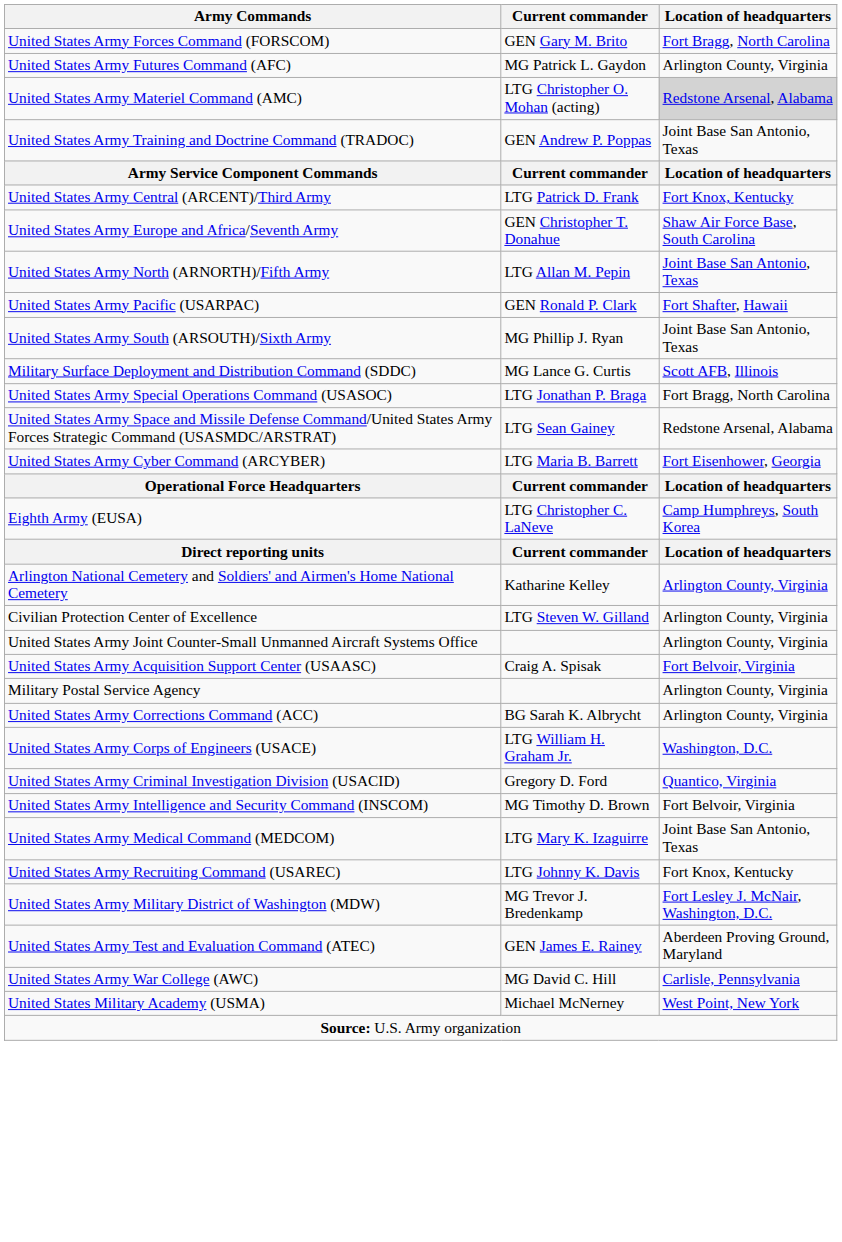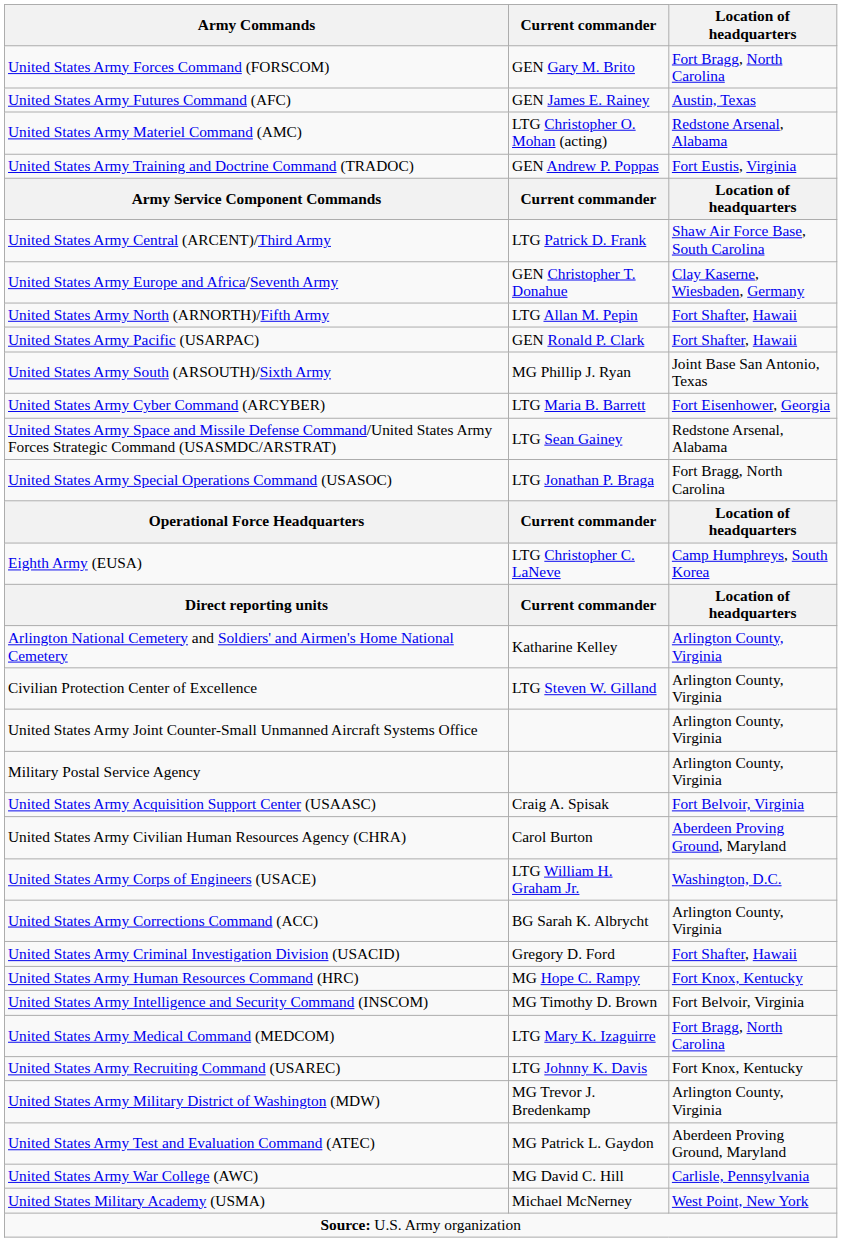(575, 65) MG Patrick L. Gaydon -> (581, 99) GEN James E. Rainey
(745, 65) Arlington County, Virginia -> (714, 99) Austin, Texas
(748, 98) lightgrey background -> (728, 132) no background
(736, 140) Joint Base San Antonio, Texas -> (734, 165) Fort Eustis, Virginia
(728, 197) Fort Knox, Kentucky -> (739, 240) Shaw Air Force Base, South Carolina
(730, 230) Shaw Air Force Base, South Carolina -> (738, 282) Clay Kaserne, Wiesbaden, Germany
(736, 272) Joint Base San Antonio, Texas -> (734, 315) Fort Shafter, Hawaii
- row: (212, 371)
rows swapped: (167, 461) <-> (200, 395)
rows swapped: (104, 690) <-> (192, 666)
+ row: (207, 837)
rows swapped: (162, 748) <-> (163, 715)
(719, 781) Quantico, Virginia -> (734, 953) Fort Shafter, Hawaii
+ row: (183, 978)
(736, 838) Joint Base San Antonio, Texas -> (727, 1035) Fort Bragg, North Carolina
(732, 904) Fort Lesley J. McNair, Washington, D.C. -> (728, 1101) Arlington County, Virginia
(573, 946) GEN James E. Rainey -> (583, 1143) MG Patrick L. Gaydon
